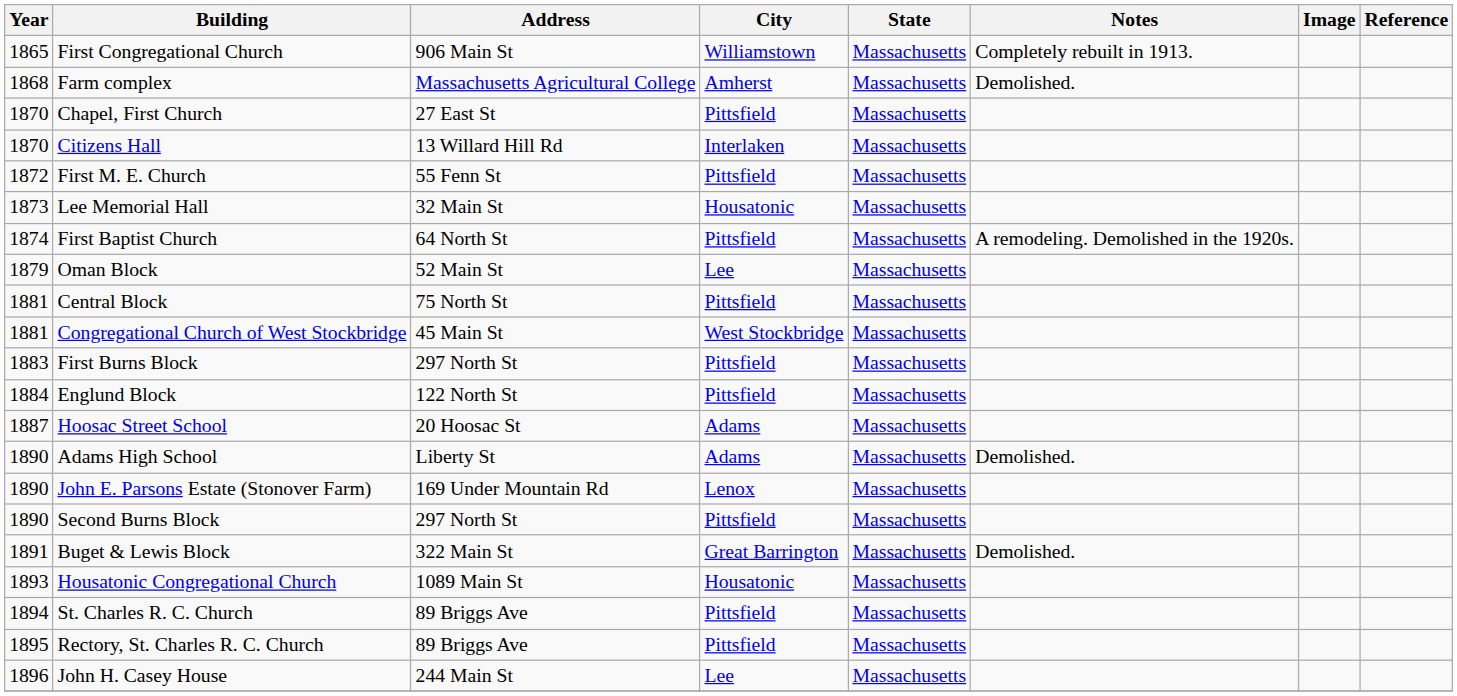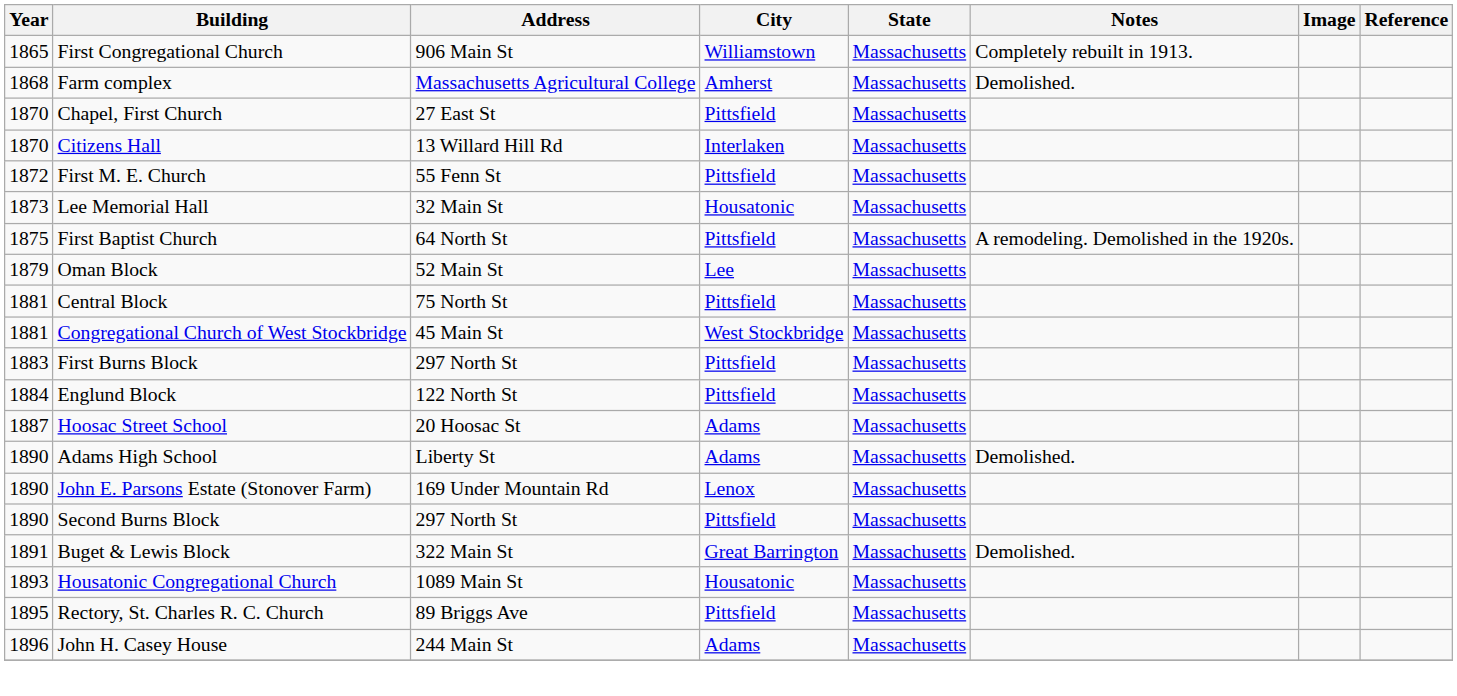(29, 238) 1874 -> (29, 238) 1875
- row: (155, 613)
(719, 675) Lee -> (732, 644) Adams
